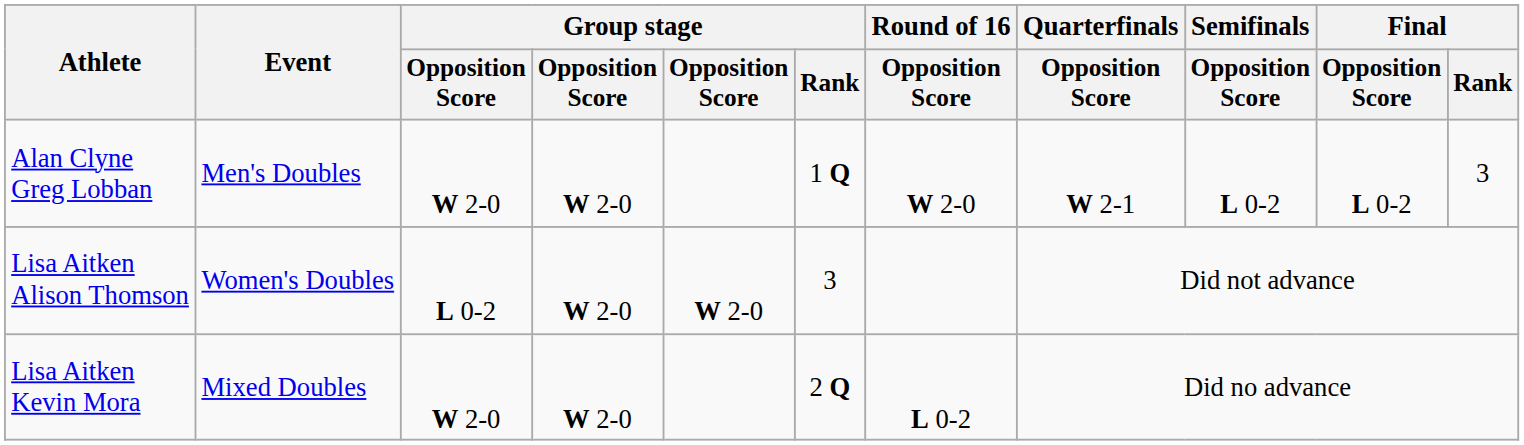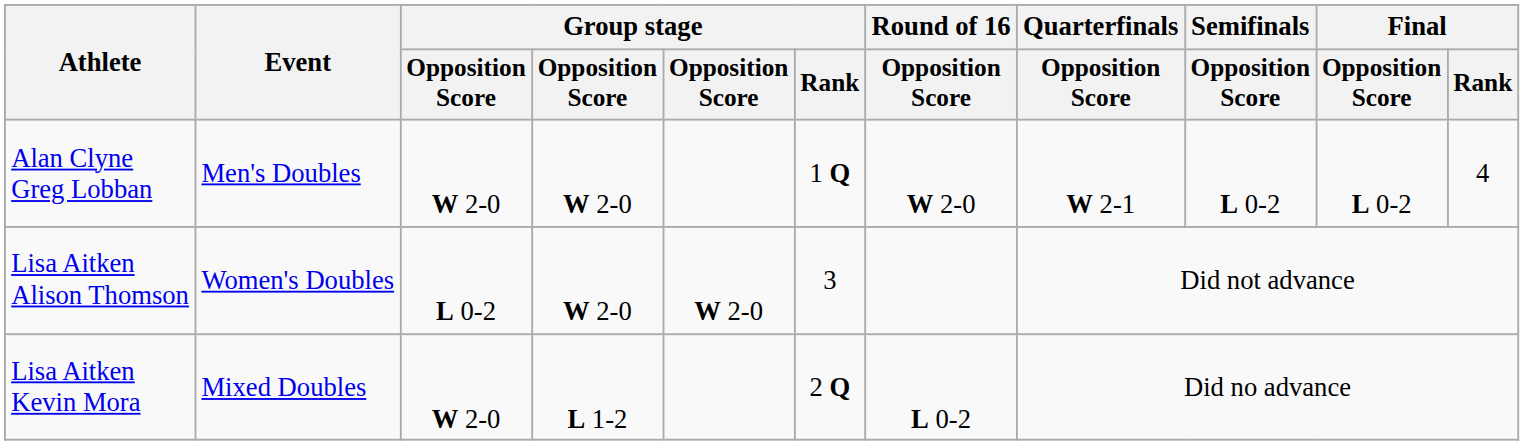(1483, 173) 3 -> (1483, 173) 4
(597, 418) W 2-0 -> (597, 418) L 1-2
